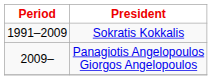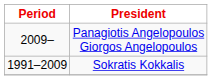rows swapped: (138, 33) <-> (138, 58)
